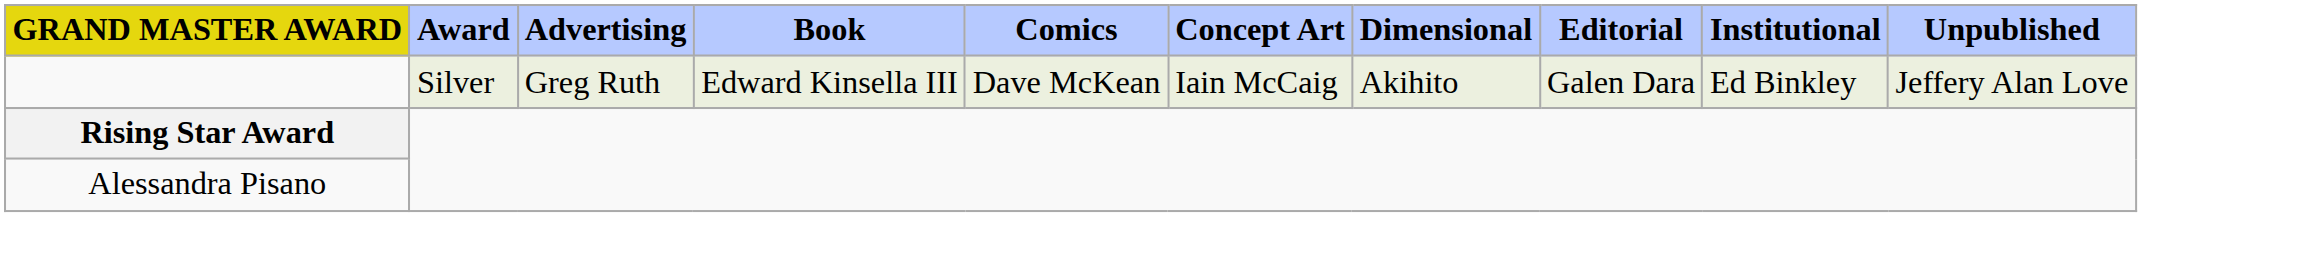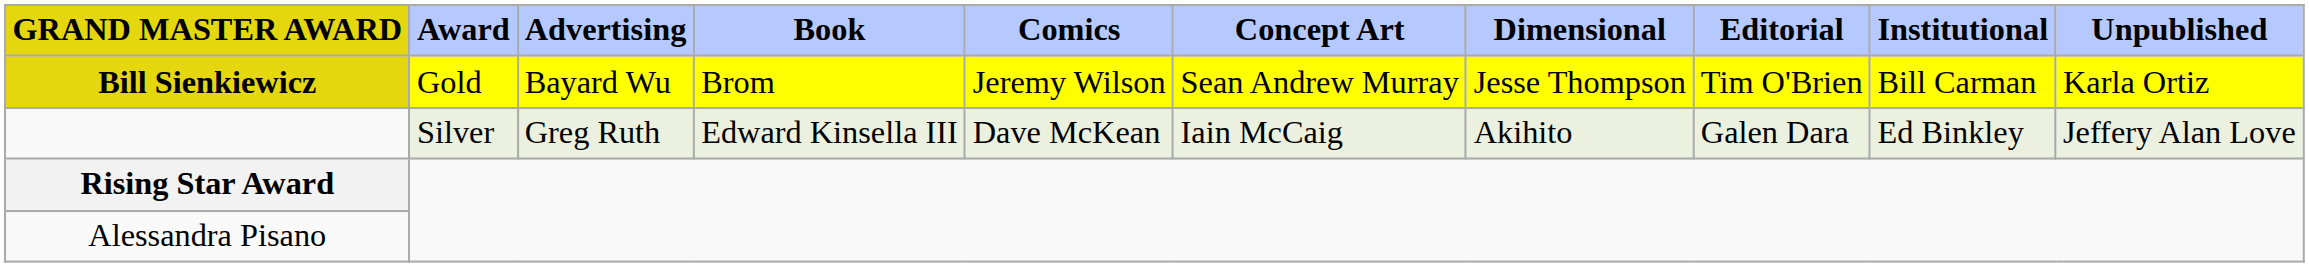+ row: (207, 81)
